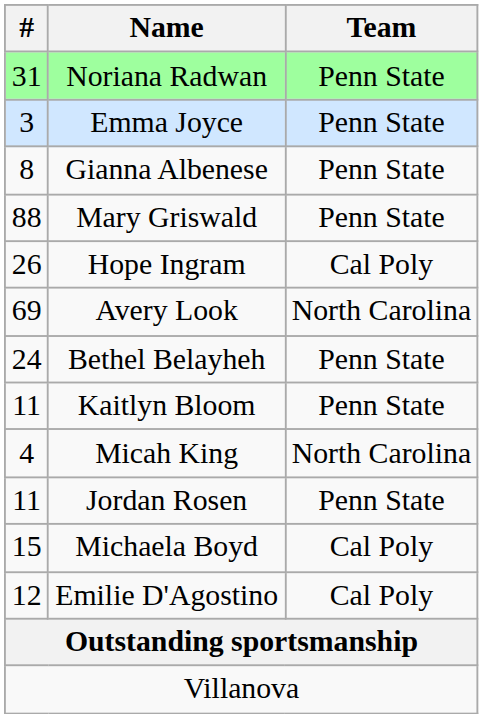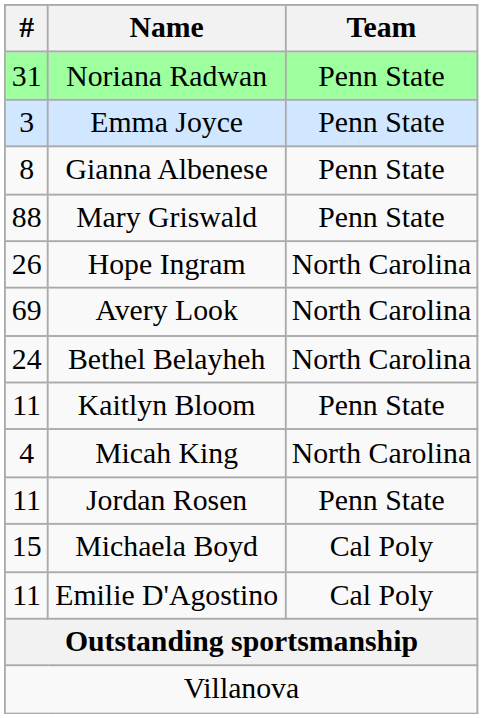(381, 264) Cal Poly -> (381, 264) North Carolina
(381, 358) Penn State -> (381, 358) North Carolina
(27, 594) 12 -> (27, 594) 11
